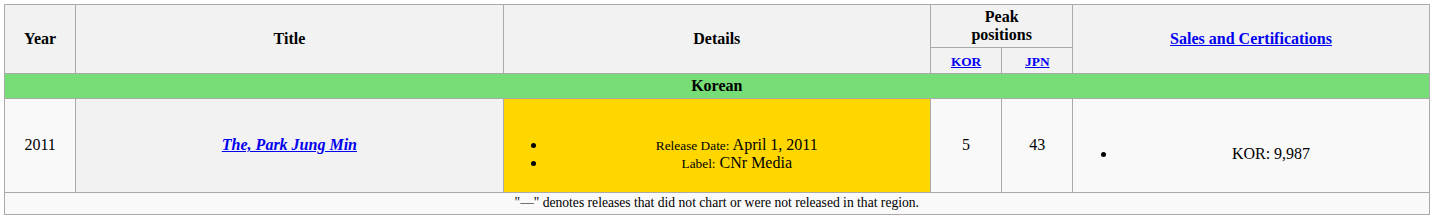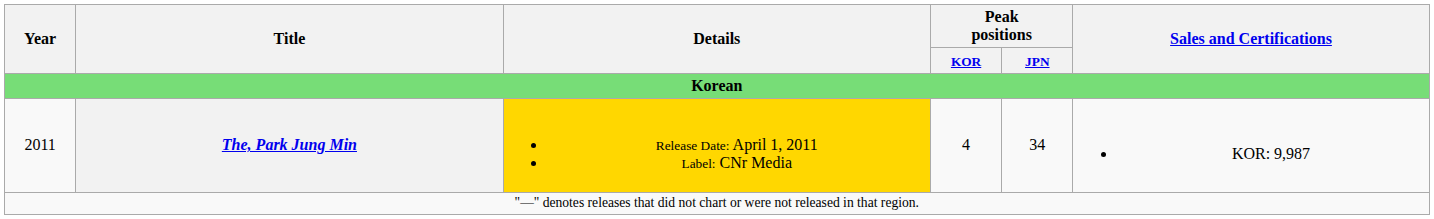(966, 145) 5 -> (966, 145) 4
(1037, 145) 43 -> (1037, 145) 34
